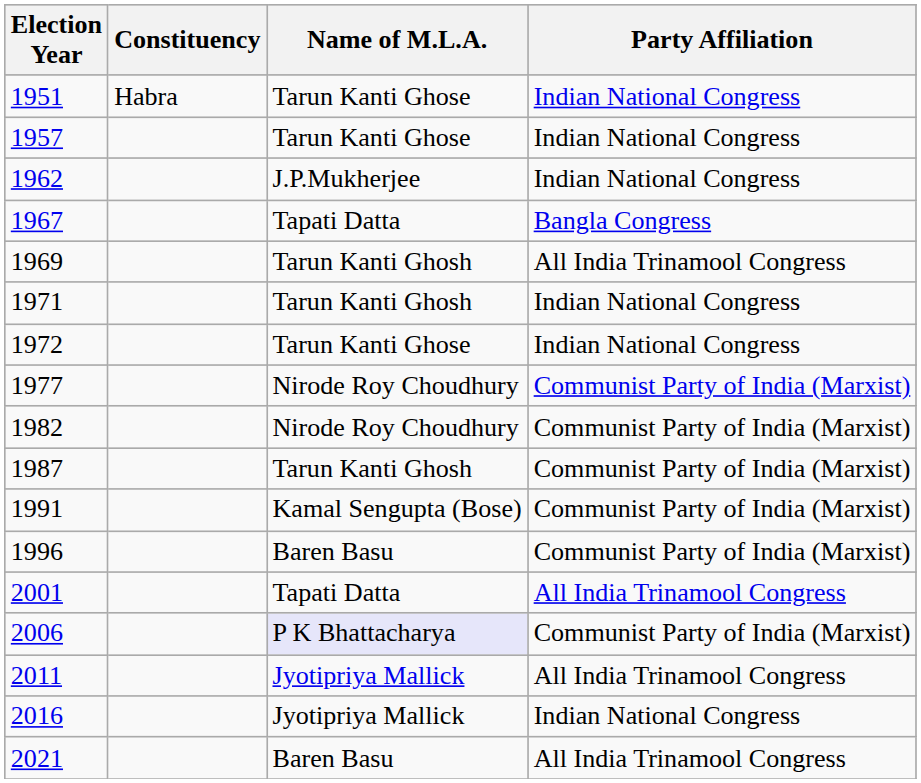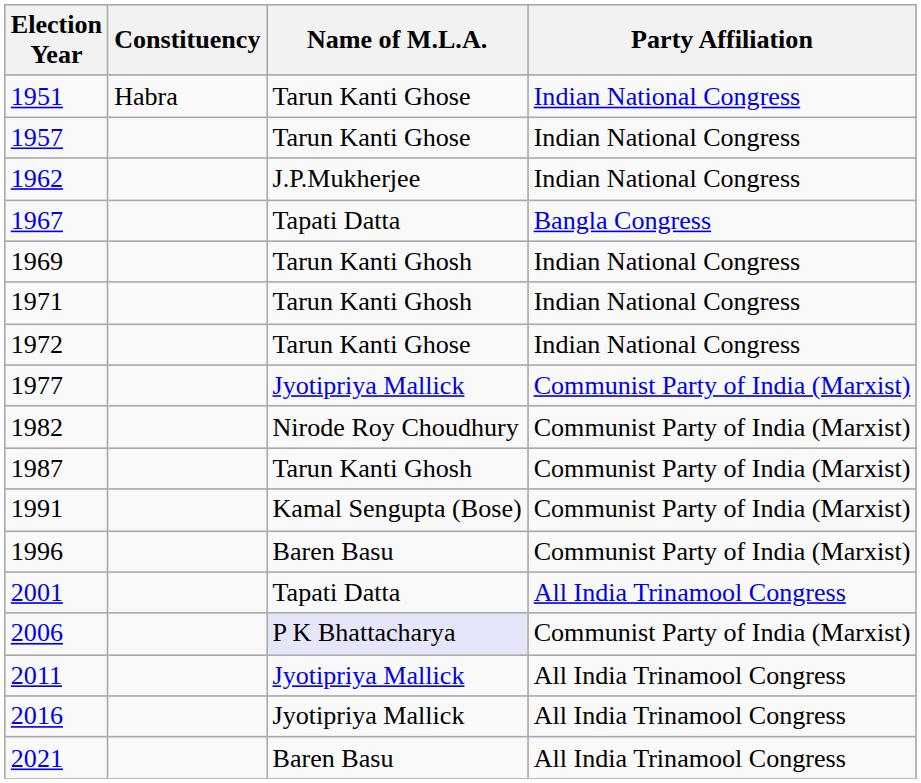(690, 261) All India Trinamool Congress -> (667, 261) Indian National Congress
(396, 385) Nirode Roy Choudhury -> (368, 385) Jyotipriya Mallick
(667, 716) Indian National Congress -> (690, 716) All India Trinamool Congress
